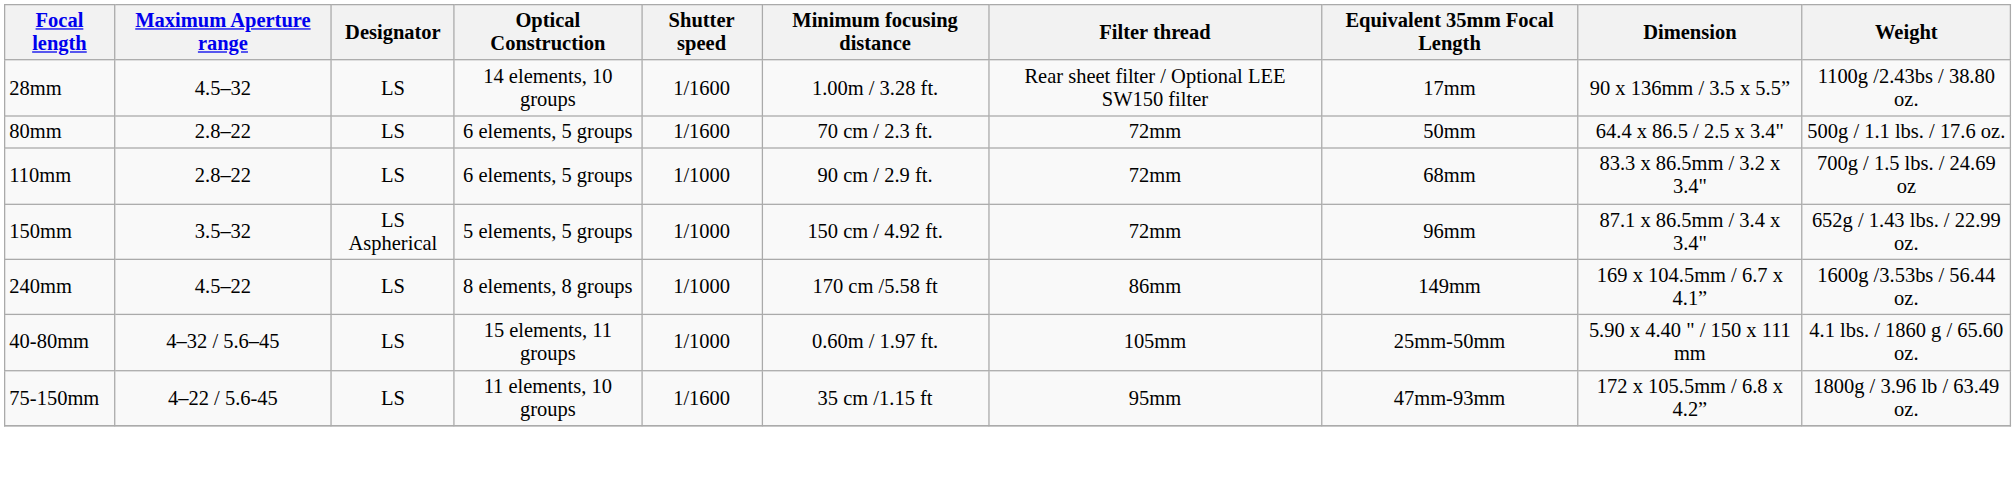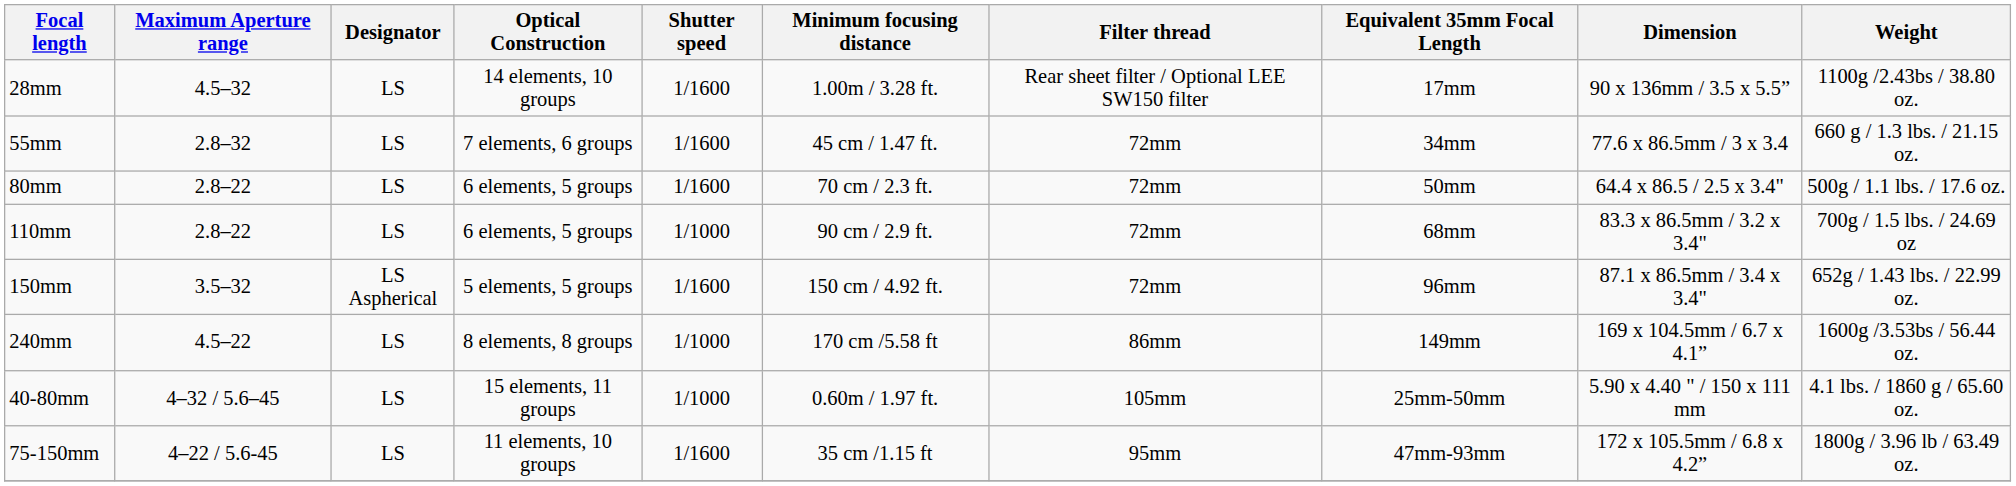+ row: (36, 143)
(702, 231) 1/1000 -> (702, 286) 1/1600
